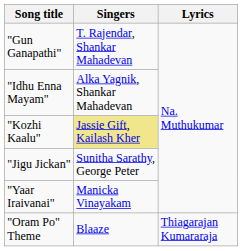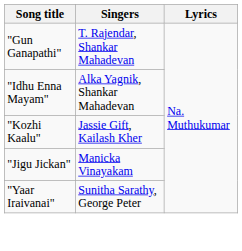(108, 131) khaki background -> (110, 131) no background
(116, 164) Sunitha Sarathy, George Peter -> (106, 164) Manicka Vinayakam
(104, 196) Manicka Vinayakam -> (118, 196) Sunitha Sarathy, George Peter
- row: (34, 229)
